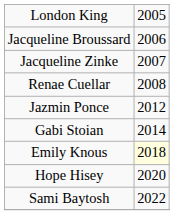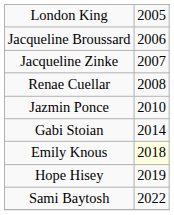(152, 107) 2012 -> (152, 107) 2010
(152, 175) 2020 -> (152, 175) 2019
